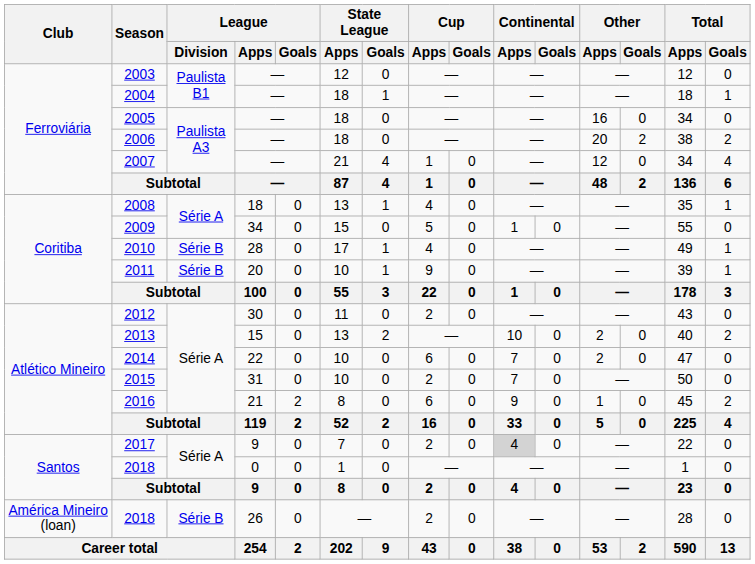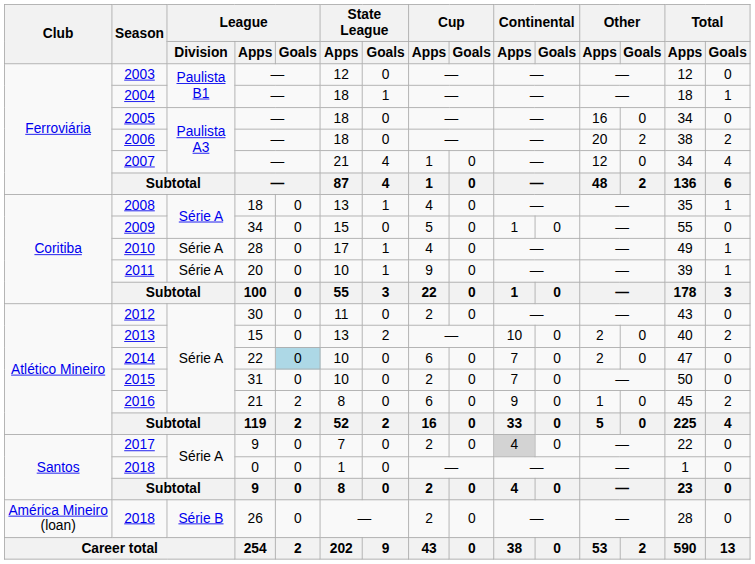(201, 249) Série B -> (201, 249) Série A
(201, 270) Série B -> (201, 270) Série A
(298, 358) no background -> (298, 358) lightblue background
